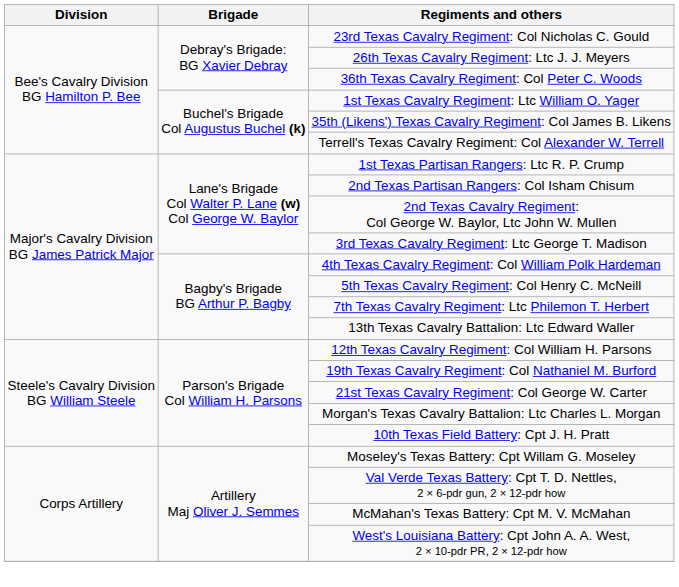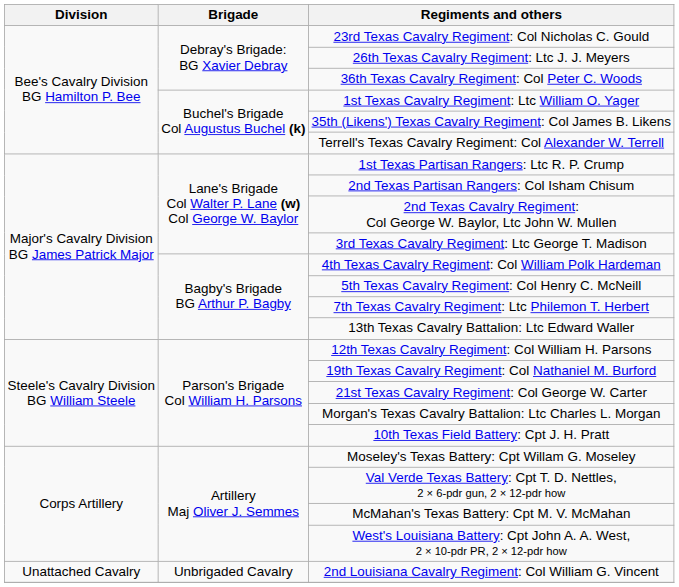+ row: (491, 572)
